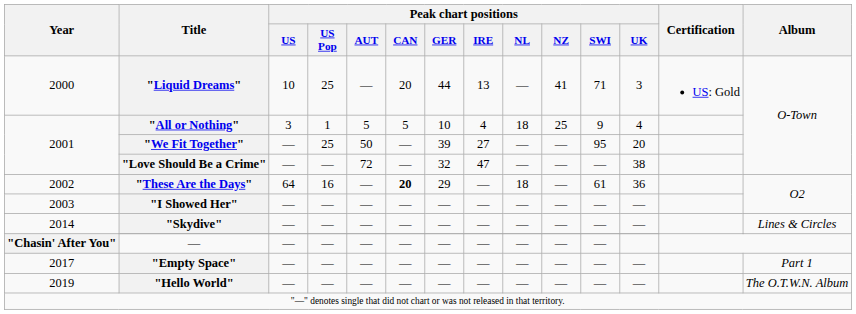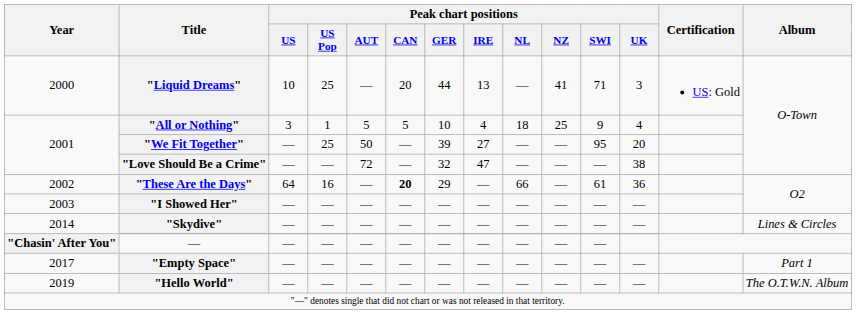(522, 184) 18 -> (522, 184) 66
